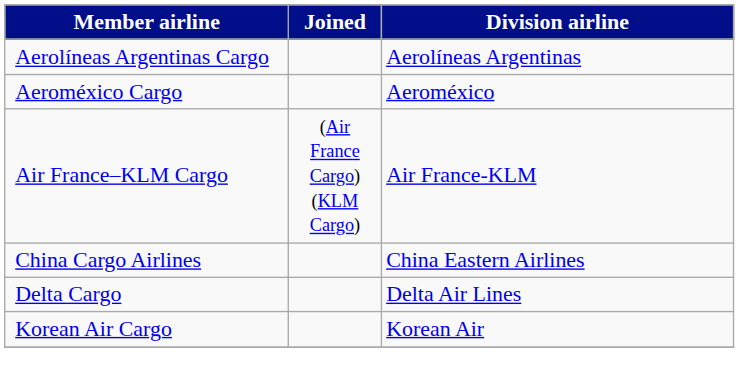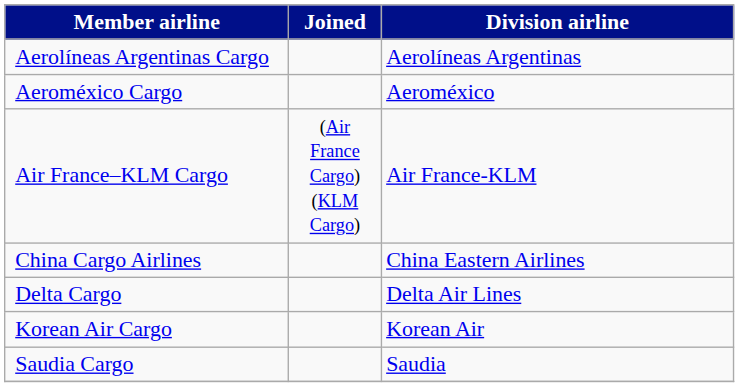+ row: (72, 363)
